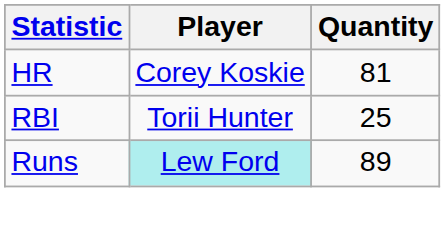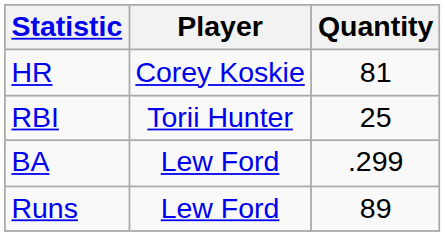+ row: (30, 162)
(220, 162) paleturquoise background -> (220, 207) no background
